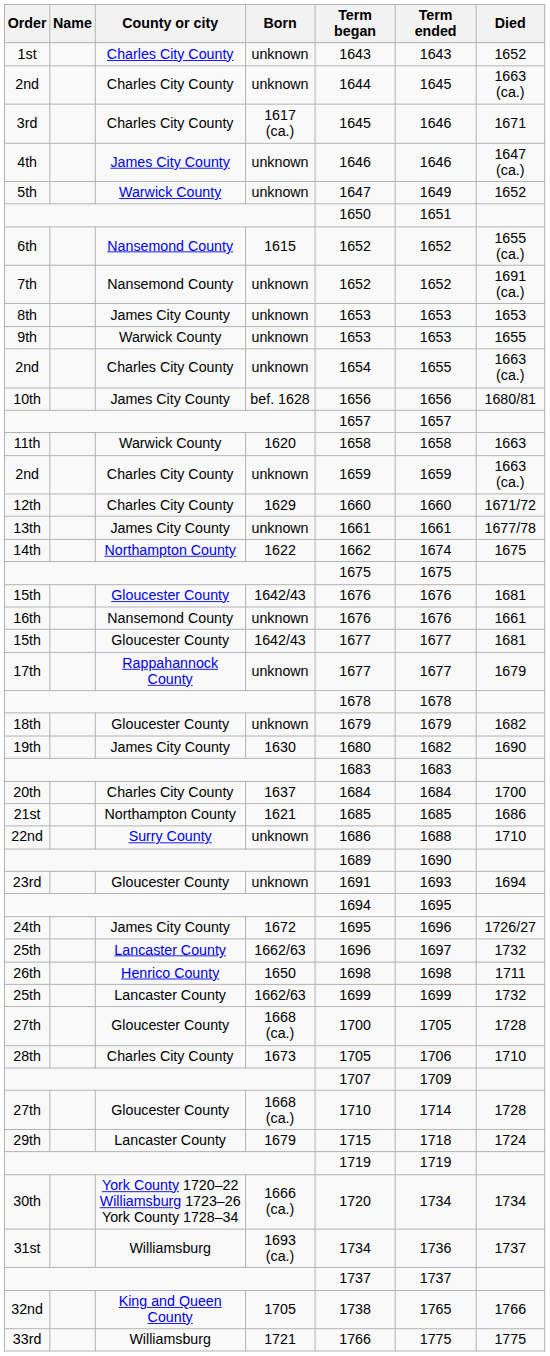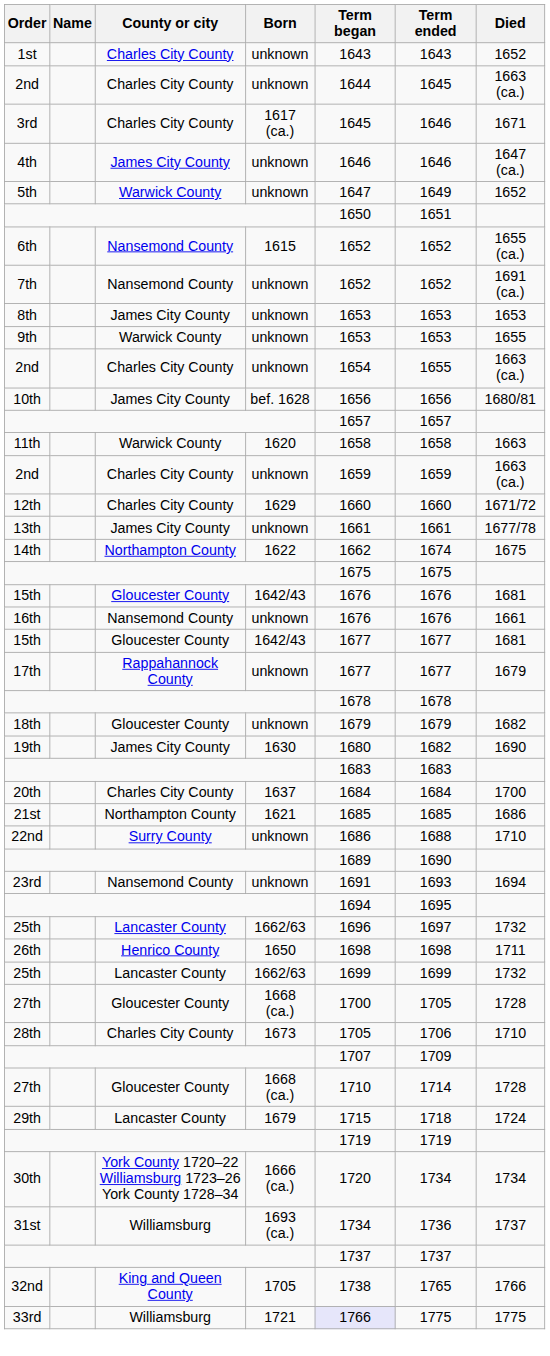(170, 882) Gloucester County -> (170, 882) Nansemond County
- row: (27, 927)
(355, 1340) no background -> (355, 1317) lavender background
